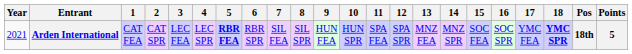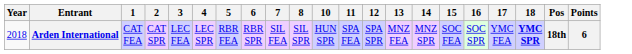- column: (327, 12)
(17, 34) 2021 -> (17, 34) 2018
(229, 34) bold -> (228, 34) normal
(612, 34) 5 -> (584, 34) 6
